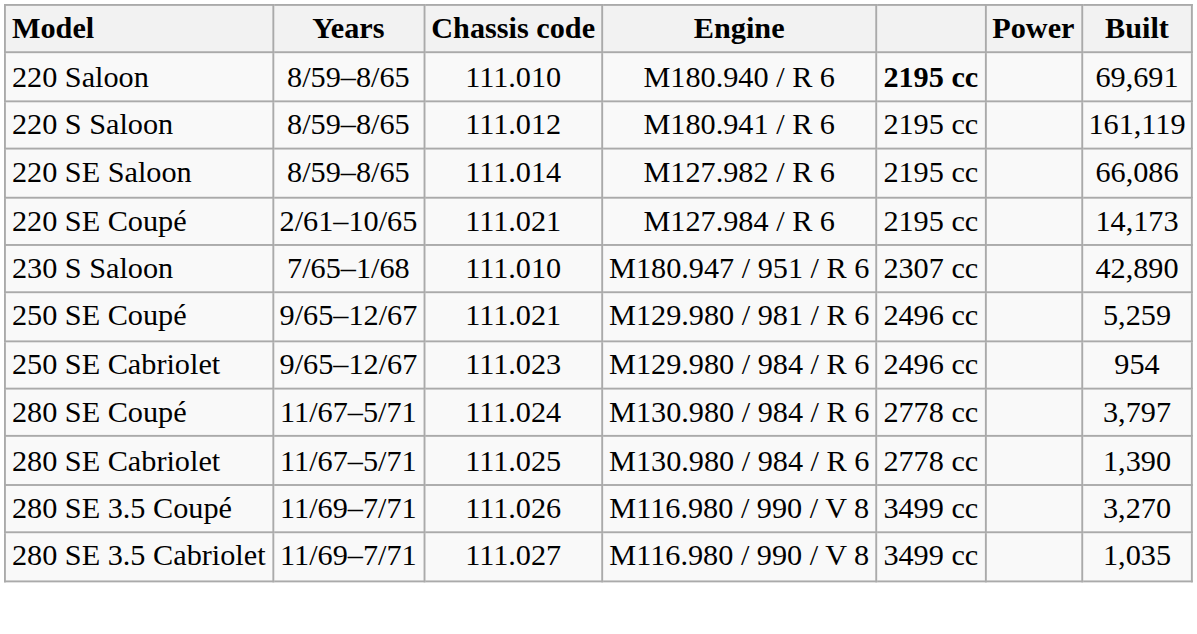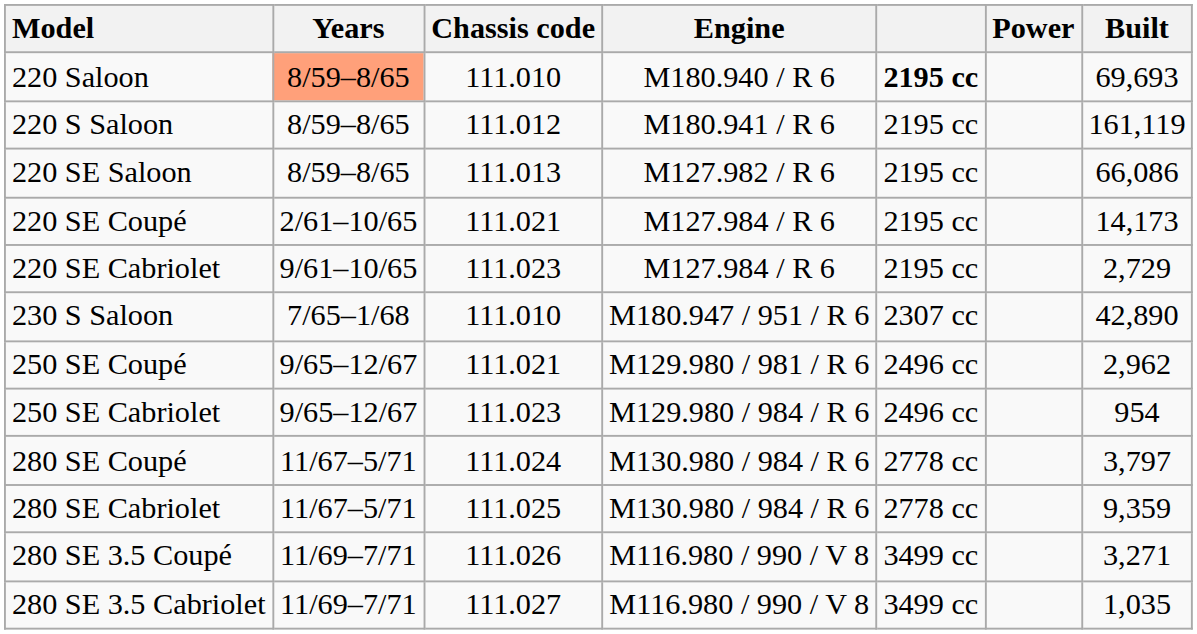(348, 76) no background -> (348, 76) lightsalmon background
(1137, 76) 69,691 -> (1137, 76) 69,693
(513, 172) 111.014 -> (513, 172) 111.013
+ row: (116, 268)
(1137, 316) 5,259 -> (1137, 364) 2,962
(1137, 460) 1,390 -> (1137, 508) 9,359
(1137, 508) 3,270 -> (1137, 556) 3,271
